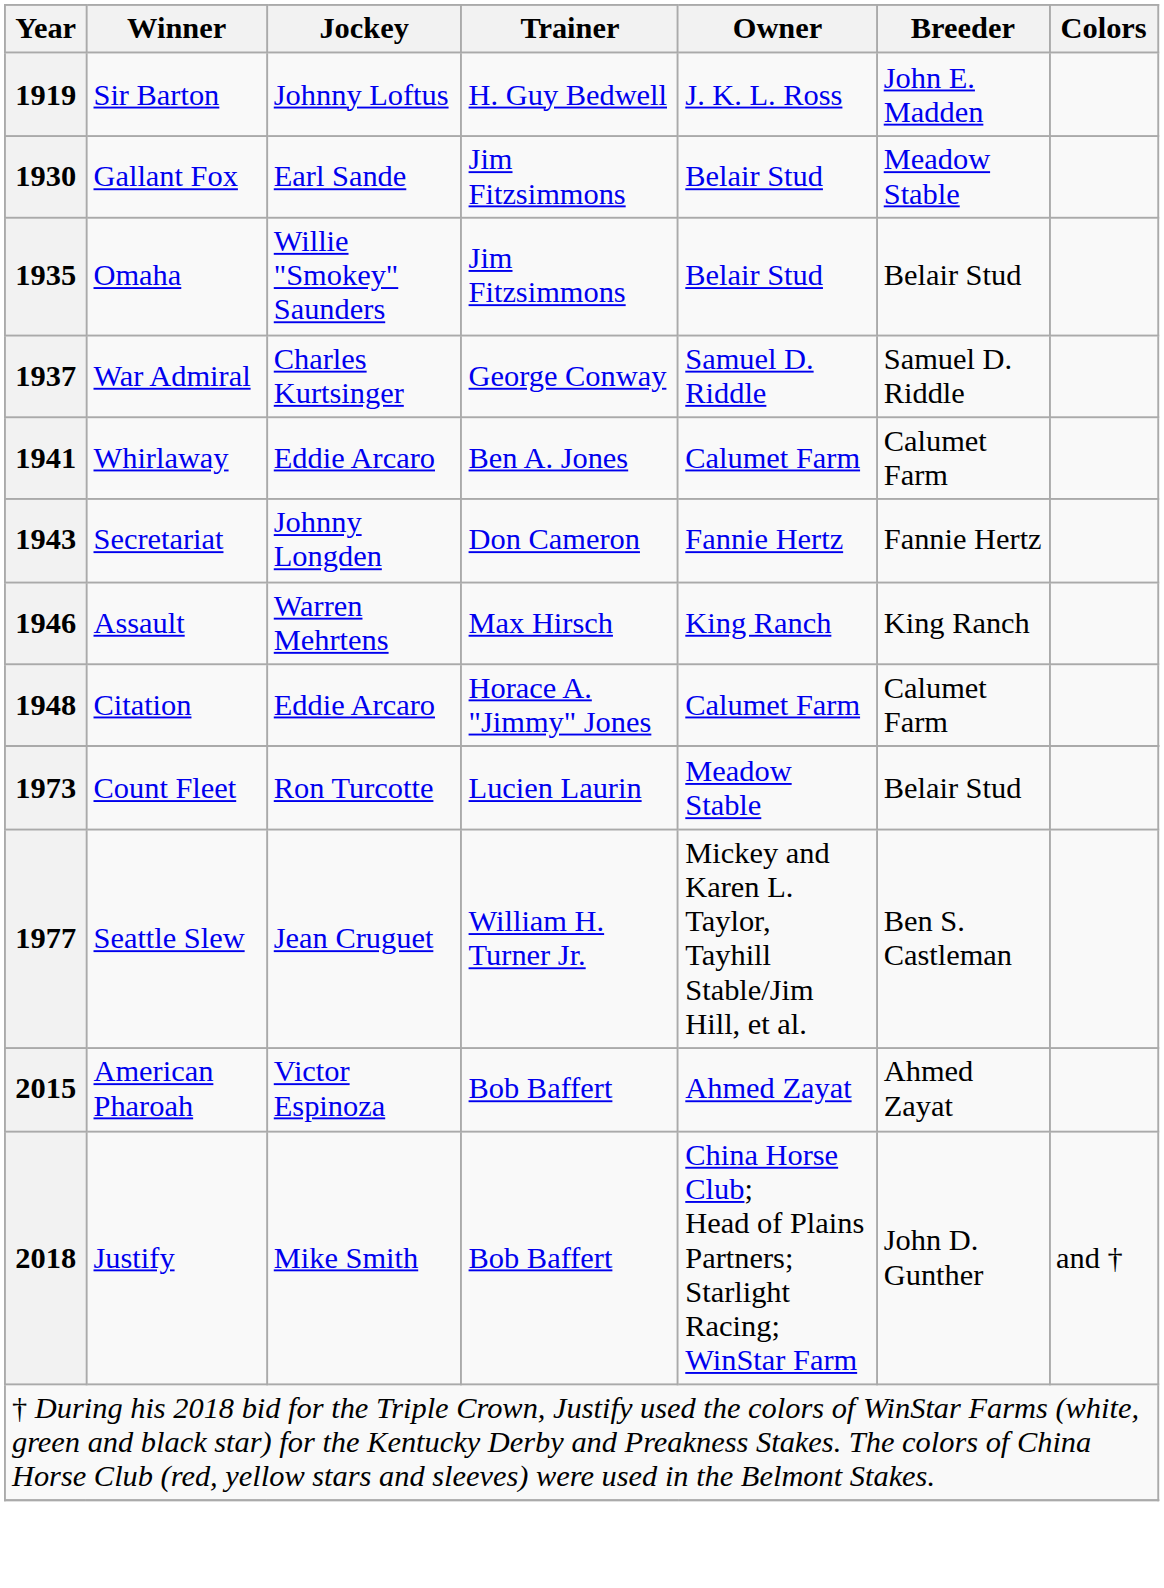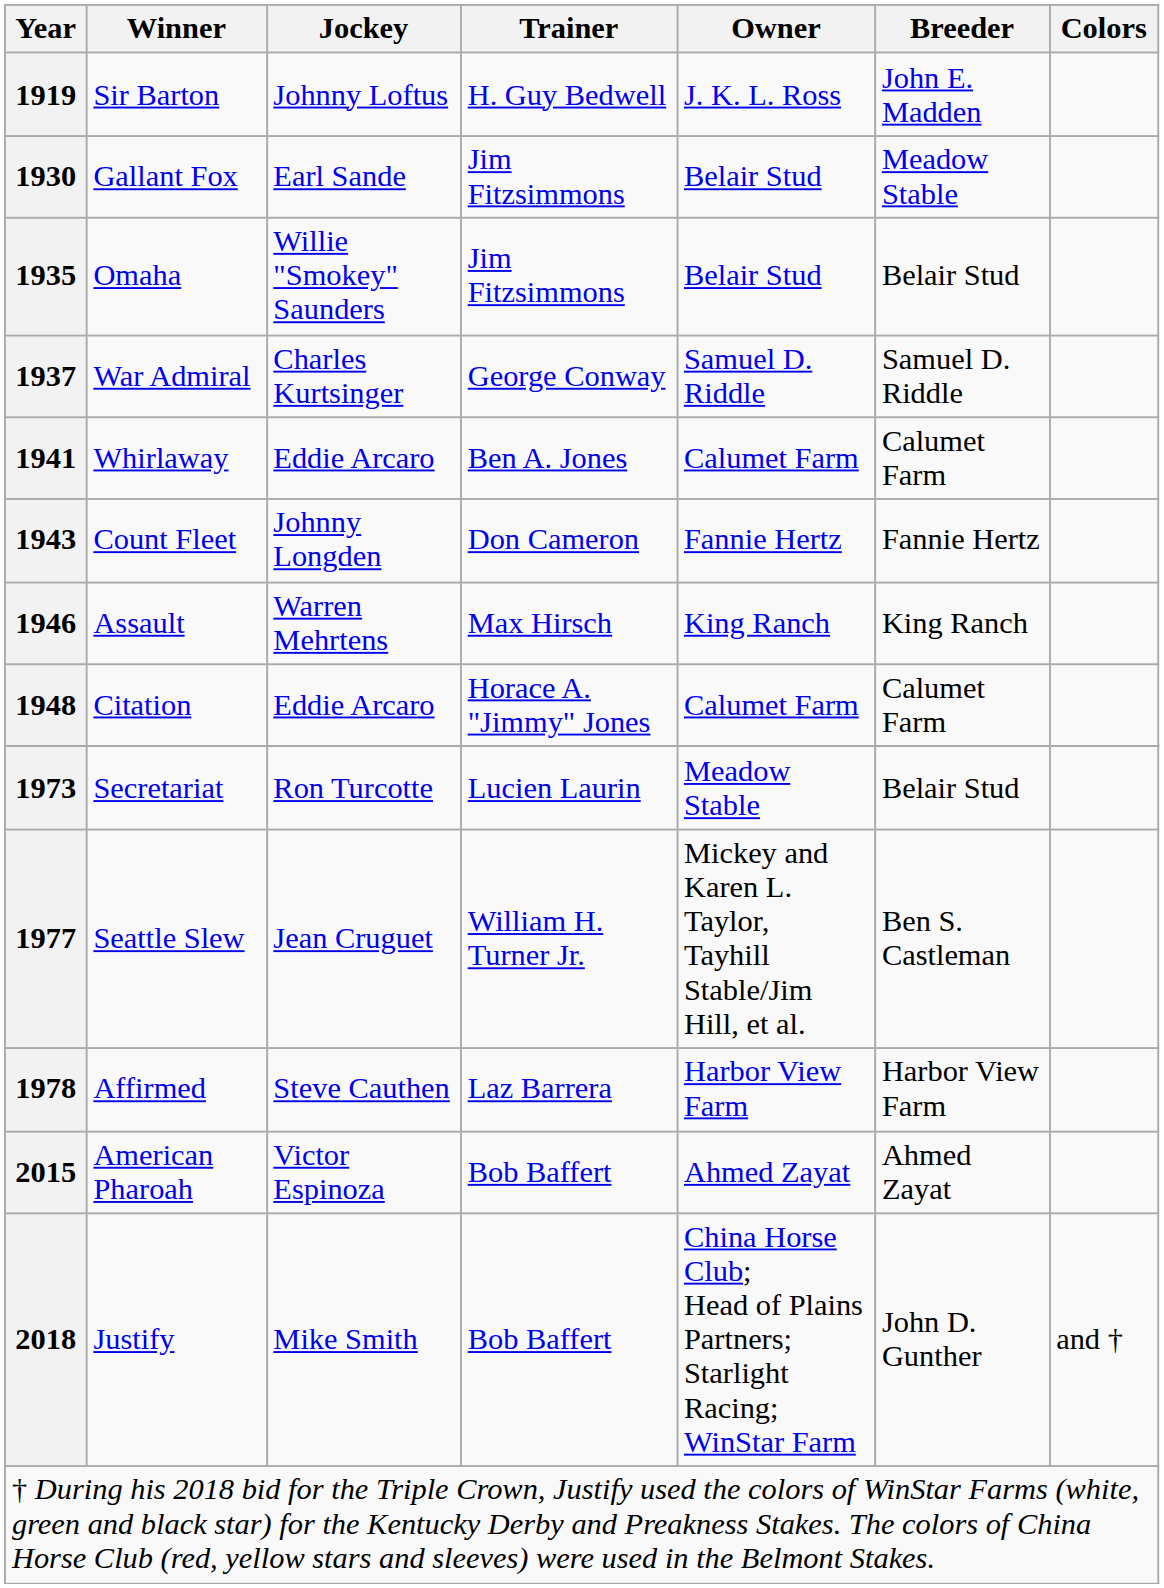(158, 540) Secretariat -> (165, 540) Count Fleet
(165, 787) Count Fleet -> (158, 787) Secretariat
+ row: (46, 1089)
